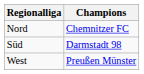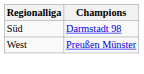- row: (17, 28)
